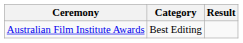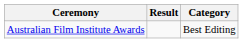columns swapped: (176, 12) <-> (221, 12)
